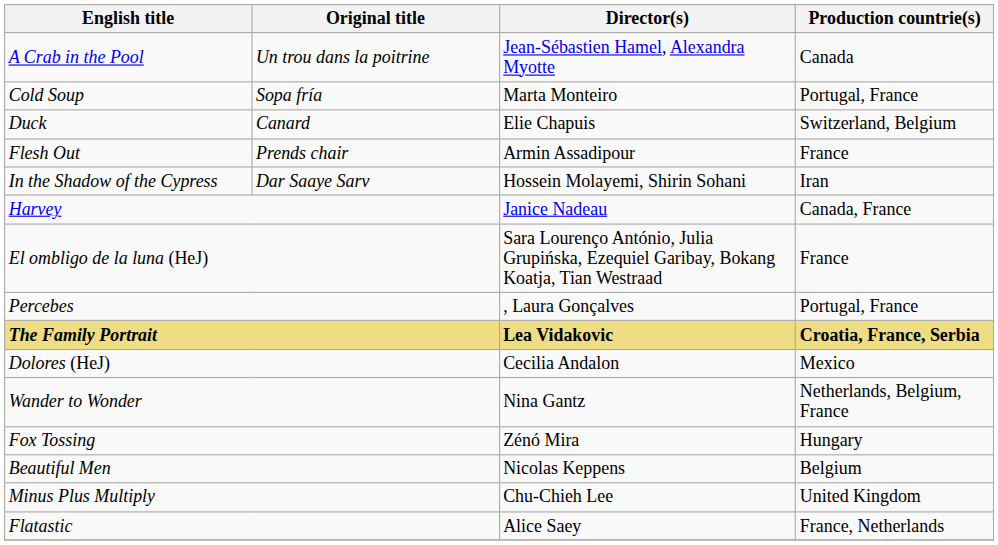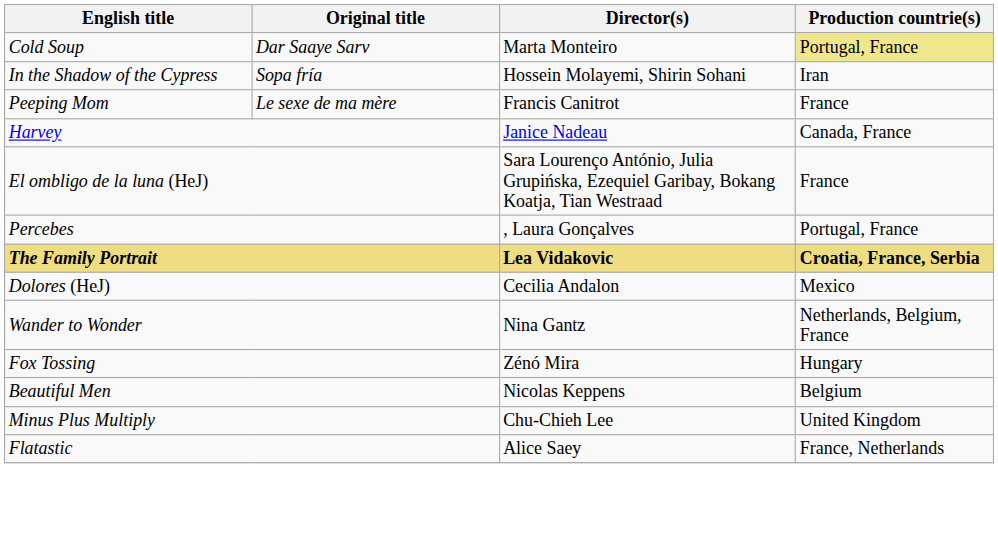- row: (76, 57)
(289, 95) Sopa fría -> (313, 47) Dar Saaye Sarv
(859, 95) no background -> (859, 47) khaki background
- row: (28, 124)
- row: (44, 152)
(313, 180) Dar Saaye Sarv -> (289, 75) Sopa fría
+ row: (59, 103)
